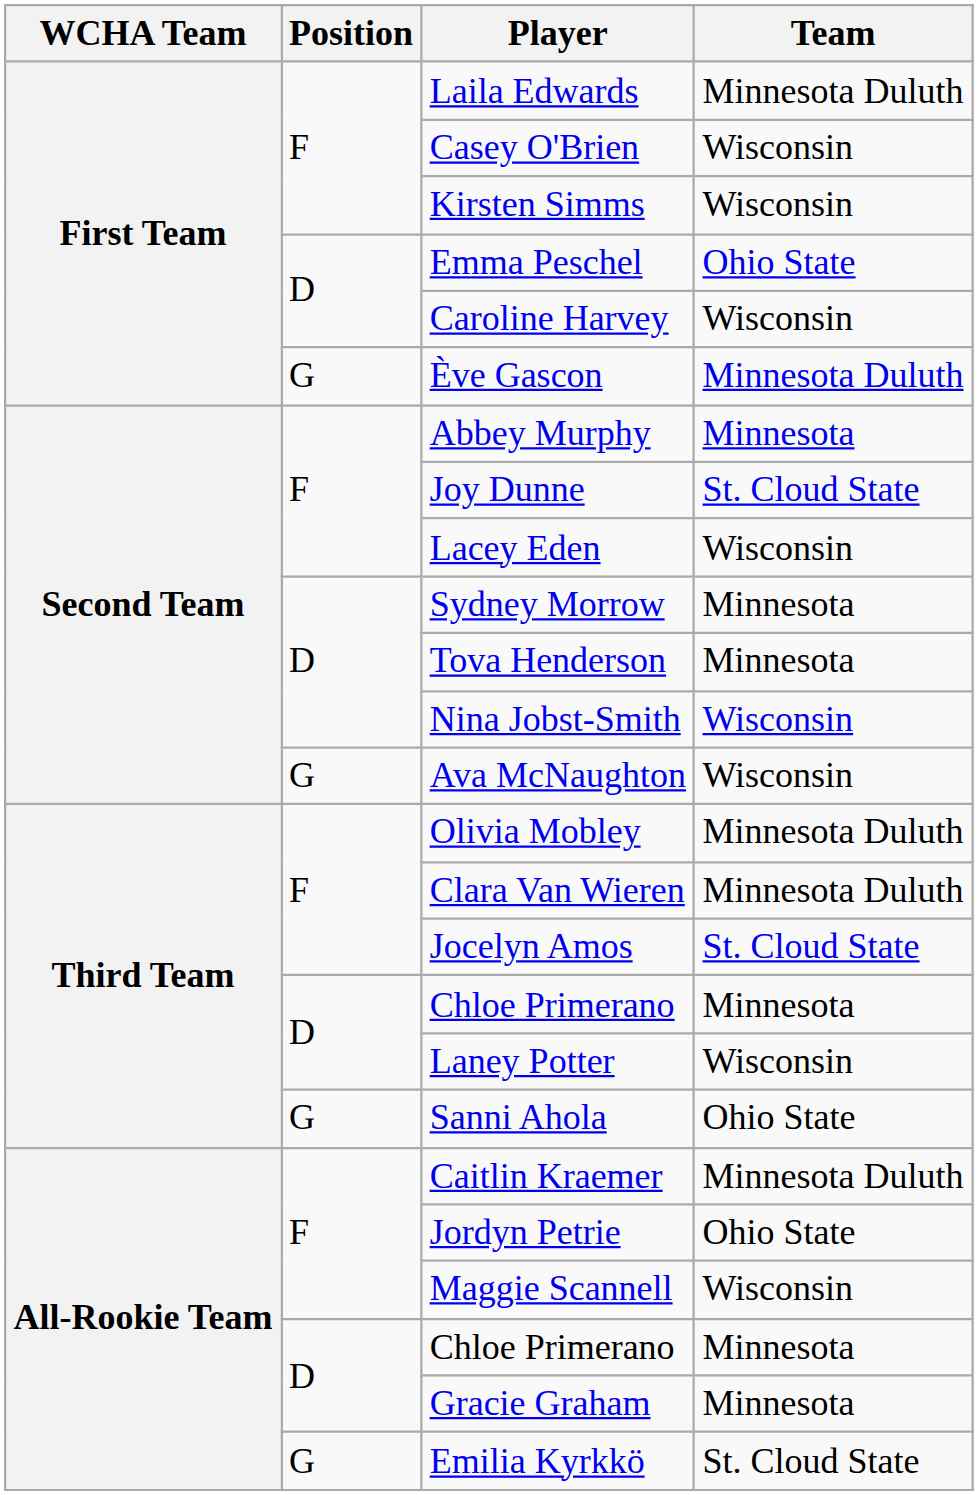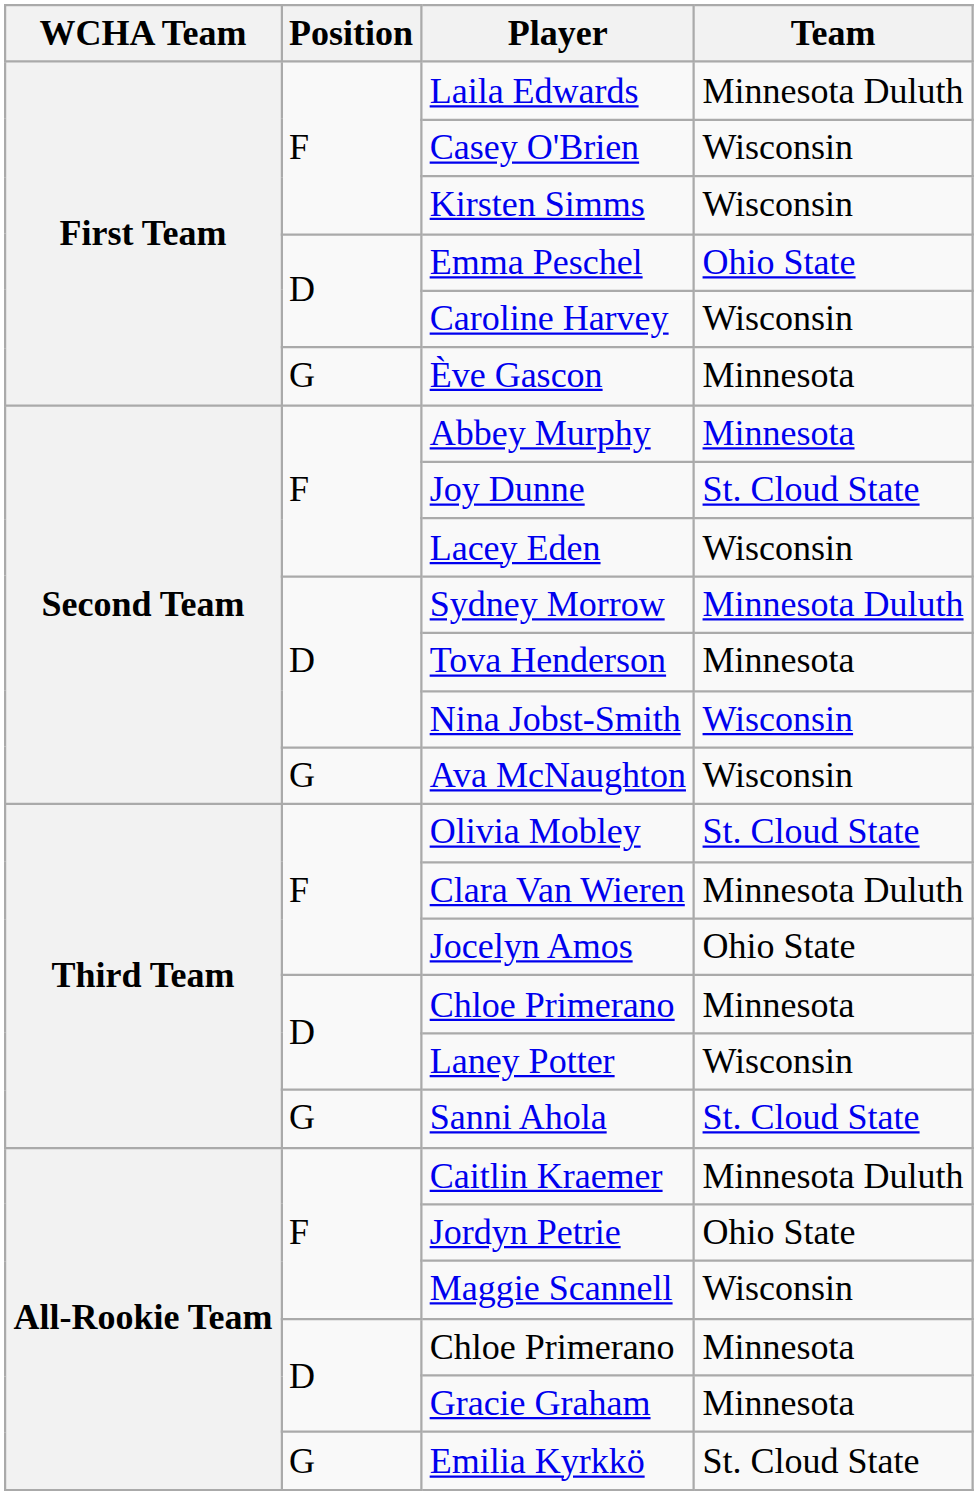(833, 375) Minnesota Duluth -> (779, 375) Minnesota
(779, 603) Minnesota -> (833, 603) Minnesota Duluth
(833, 832) Minnesota Duluth -> (811, 832) St. Cloud State
(811, 946) St. Cloud State -> (779, 946) Ohio State
(779, 1117) Ohio State -> (811, 1117) St. Cloud State
